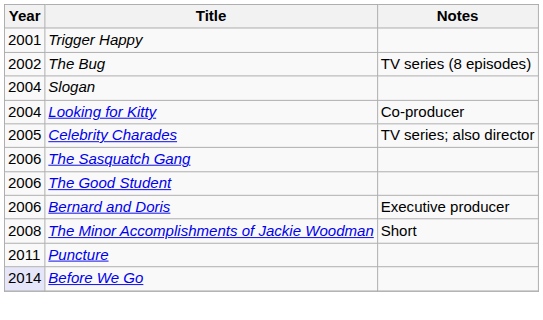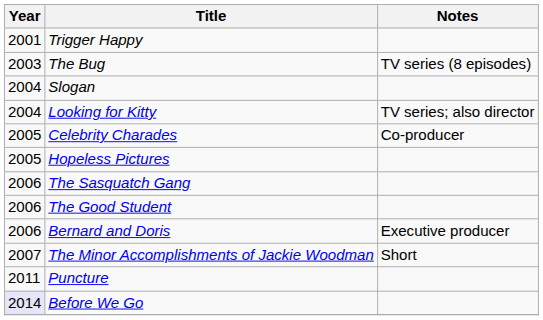(25, 64) 2002 -> (25, 64) 2003
(422, 111) Co-producer -> (458, 111) TV series; also director
(458, 135) TV series; also director -> (422, 135) Co-producer
+ row: (109, 159)
(25, 231) 2008 -> (25, 254) 2007
